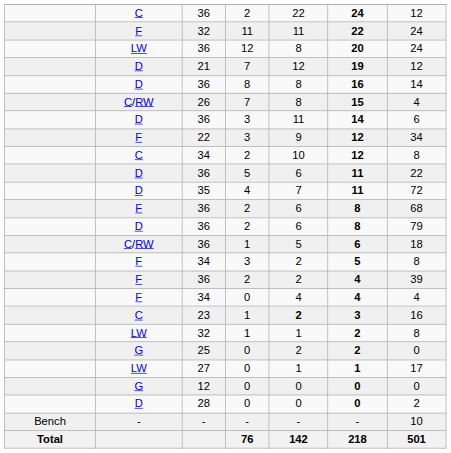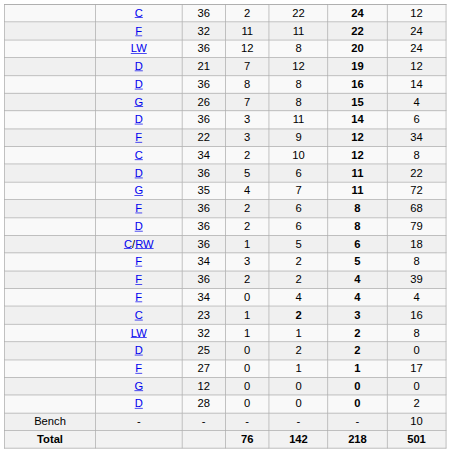(139, 102) C/RW -> (139, 102) G
(139, 191) D -> (139, 191) G
(139, 350) G -> (139, 350) D
(139, 368) LW -> (139, 368) F
